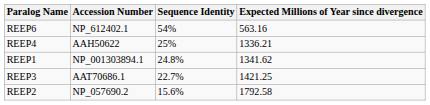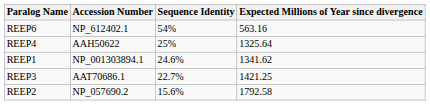(256, 44) 1336.21 -> (256, 44) 1325.64
(171, 60) 24.8% -> (171, 60) 24.6%
